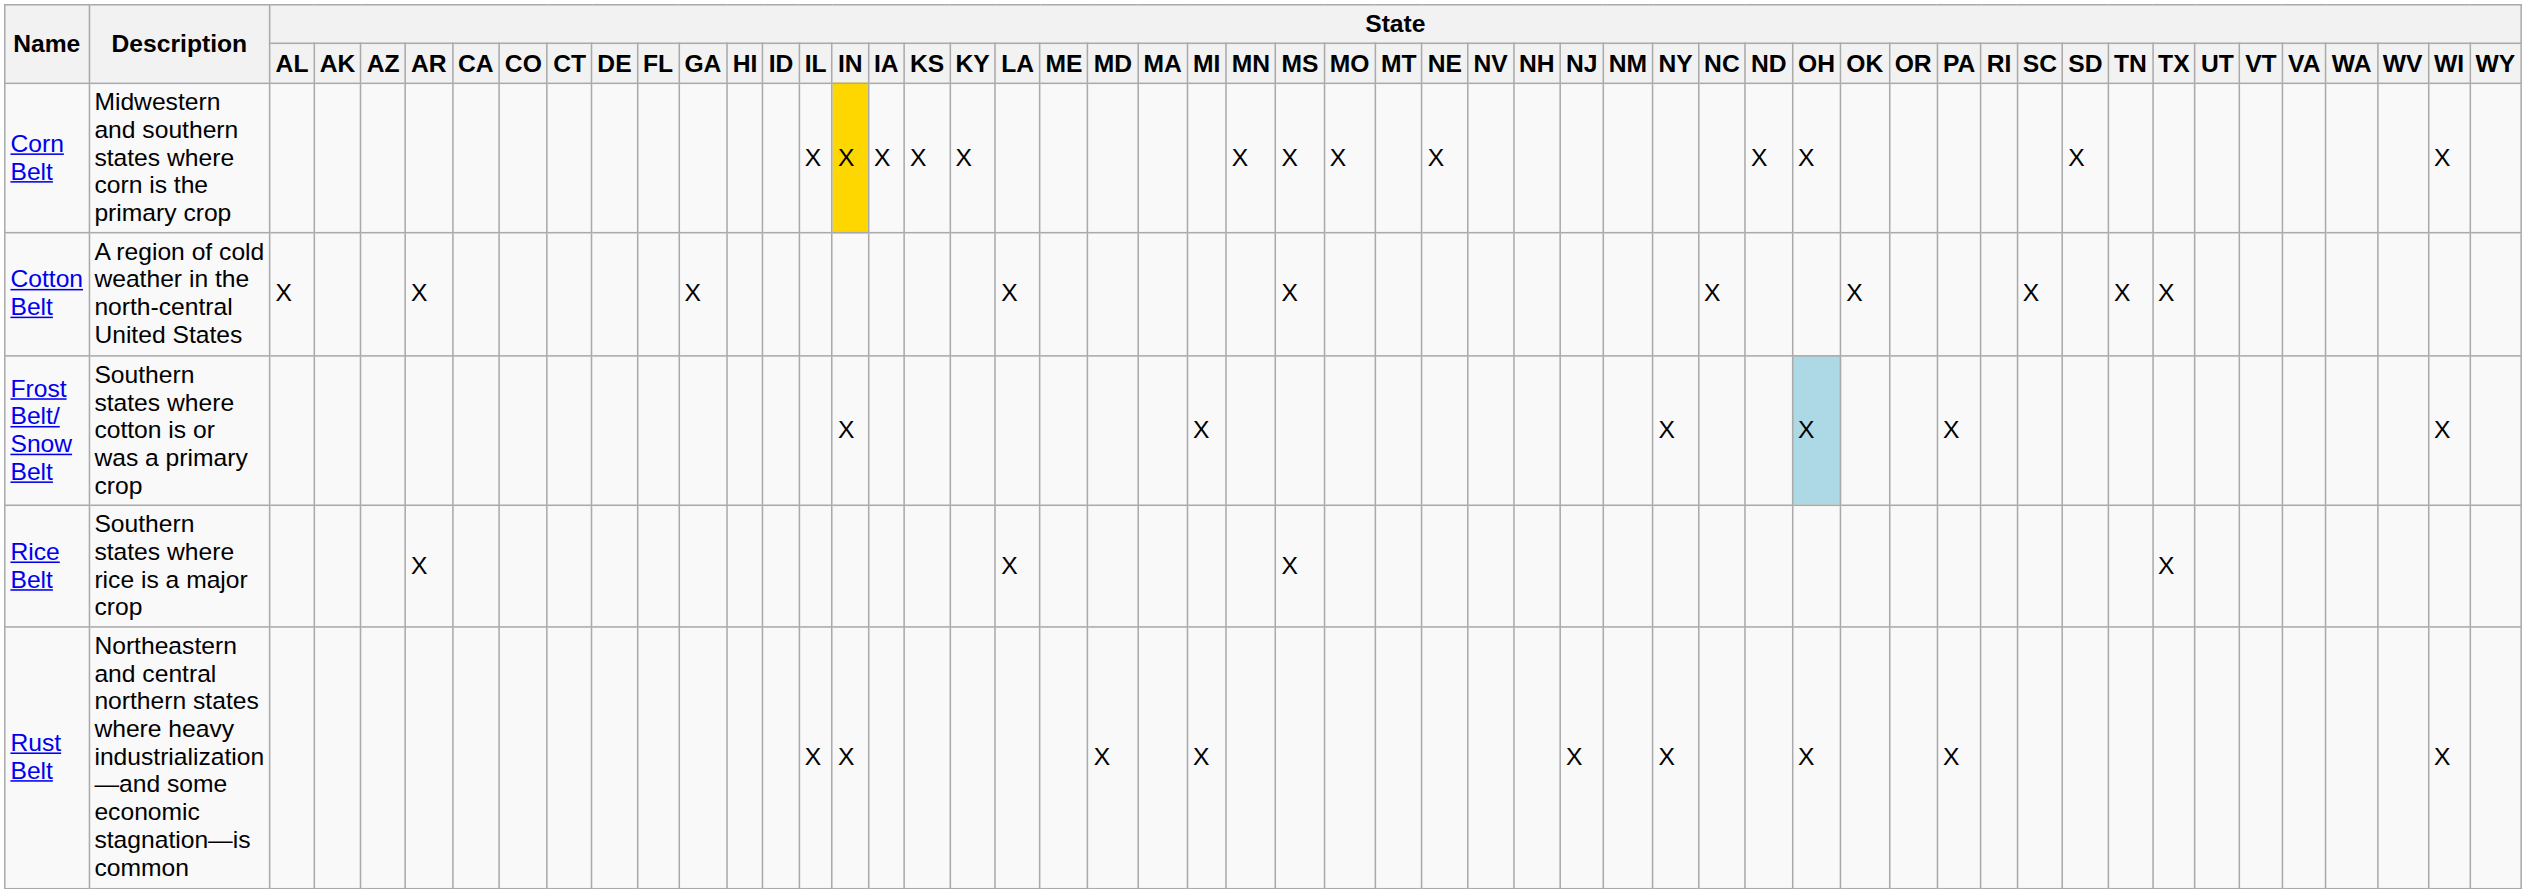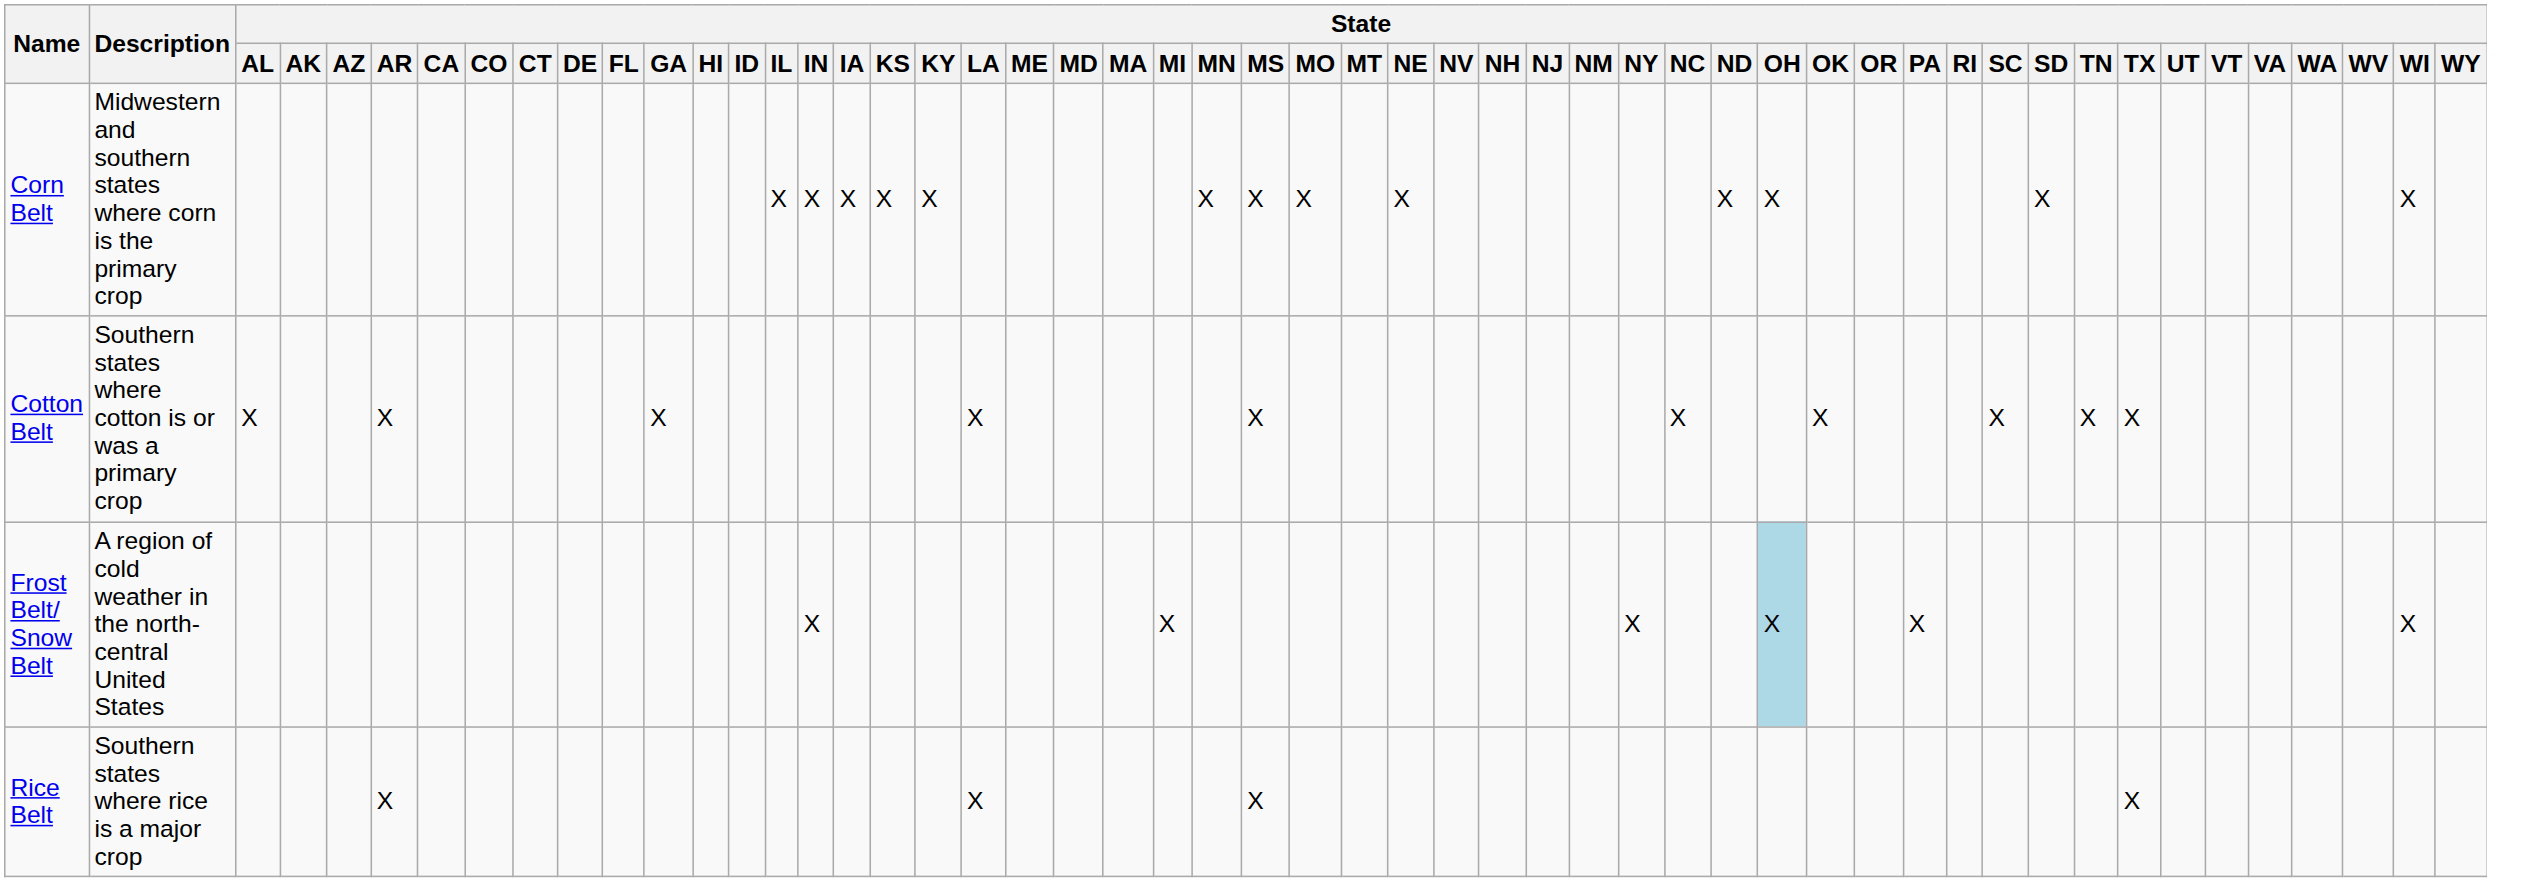(846, 157) gold background -> (812, 199) no background
(179, 293) A region of cold weather in the north-central United States -> (155, 418) Southern states where cotton is or was a primary crop
(171, 429) Southern states where cotton is or was a primary crop -> (153, 623) A region of cold weather in the north-central United States
- row: (36, 757)
